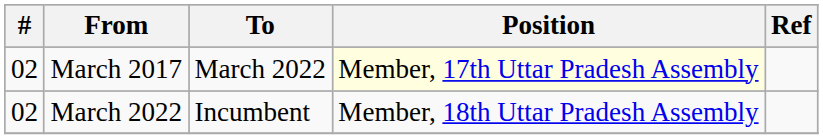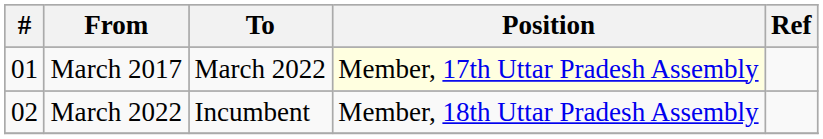(25, 68) 02 -> (25, 68) 01
